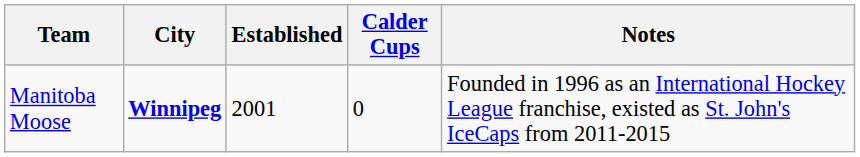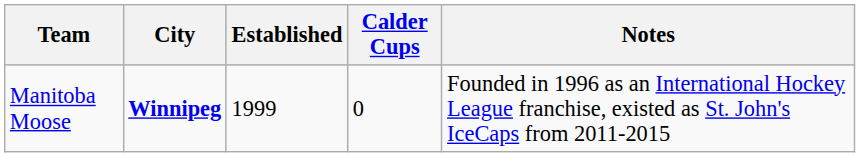(254, 108) 2001 -> (254, 108) 1999
